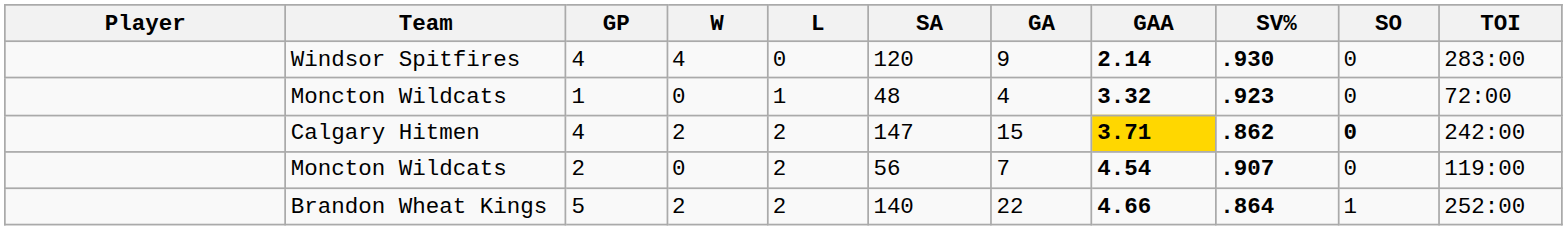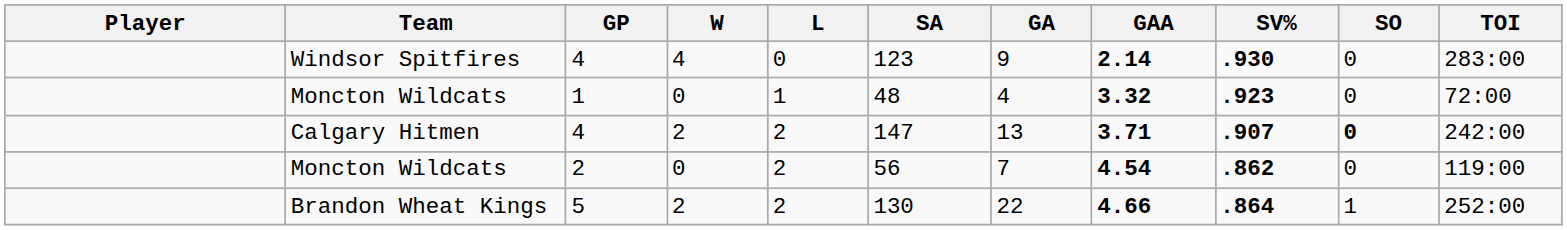(894, 60) 120 -> (894, 60) 123
(1010, 133) 15 -> (1010, 133) 13
(1124, 133) gold background -> (1124, 133) no background
(1247, 133) .862 -> (1247, 133) .907
(1247, 170) .907 -> (1247, 170) .862
(894, 206) 140 -> (894, 206) 130
